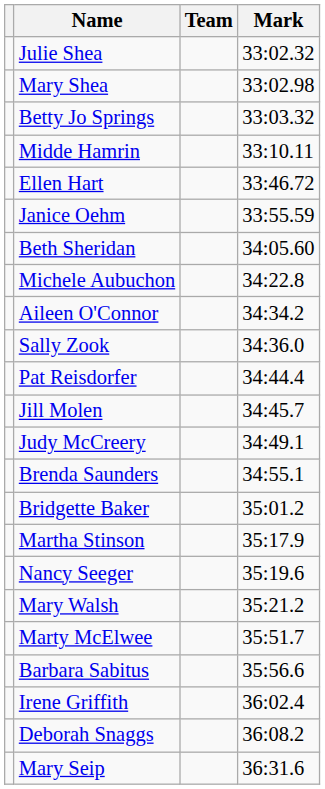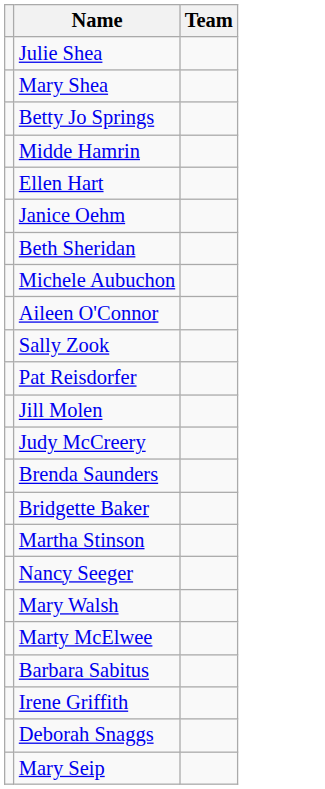- column: (278, 20)
